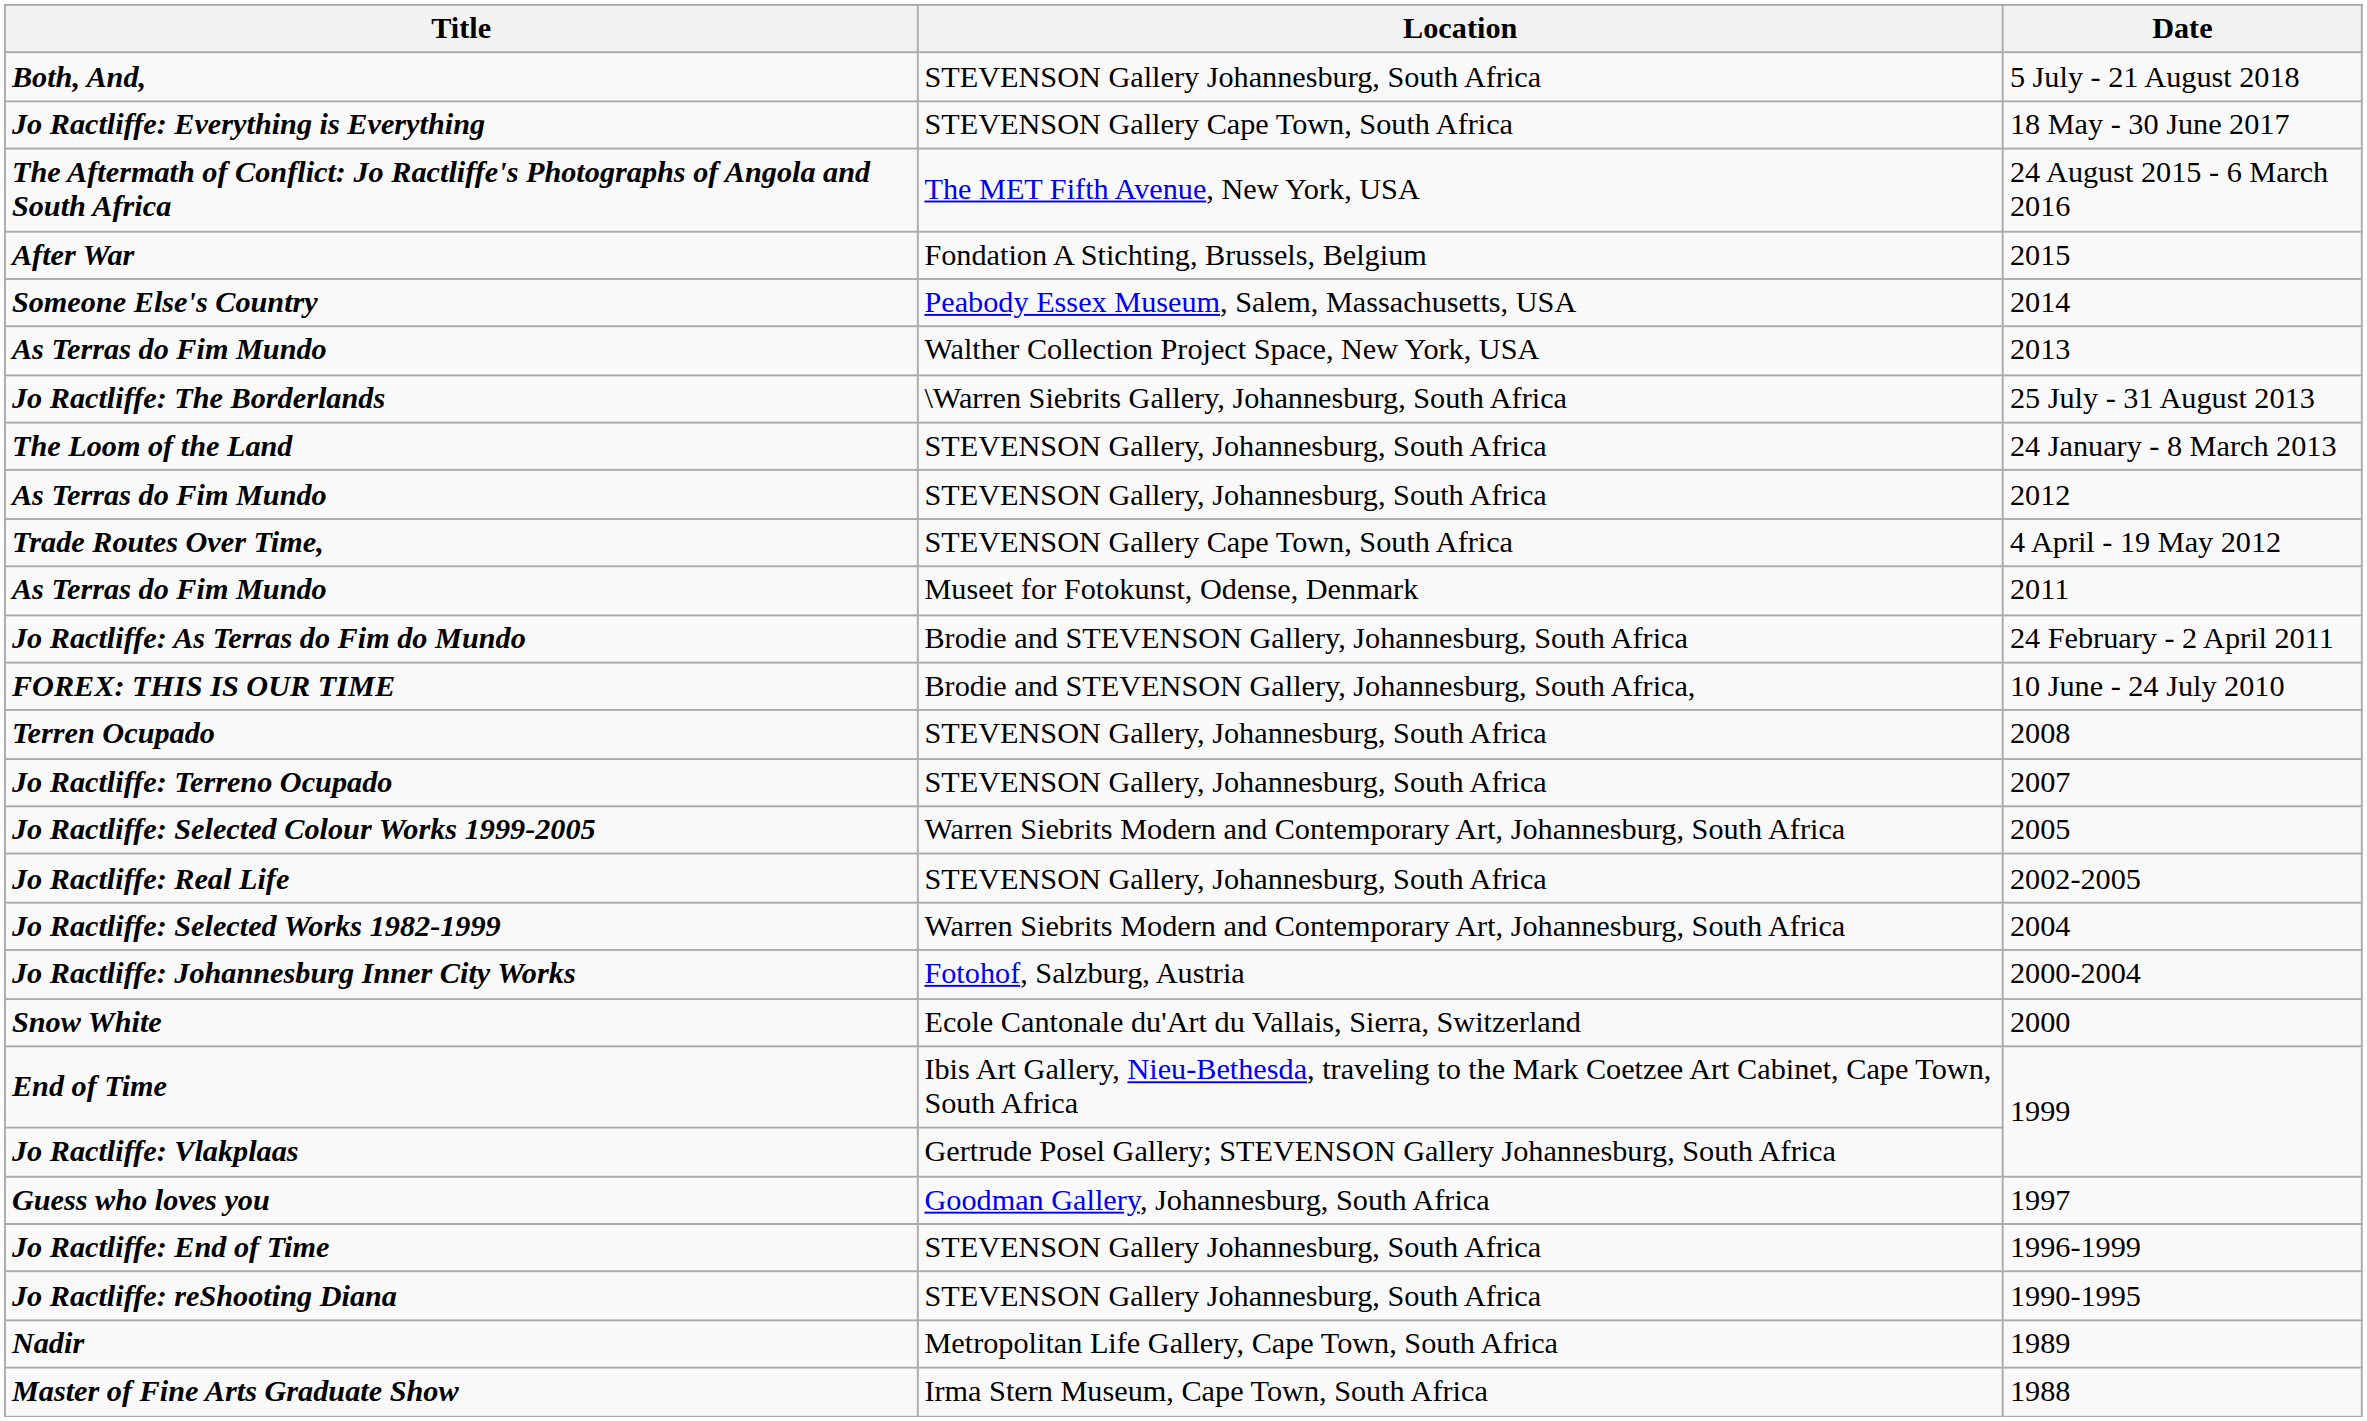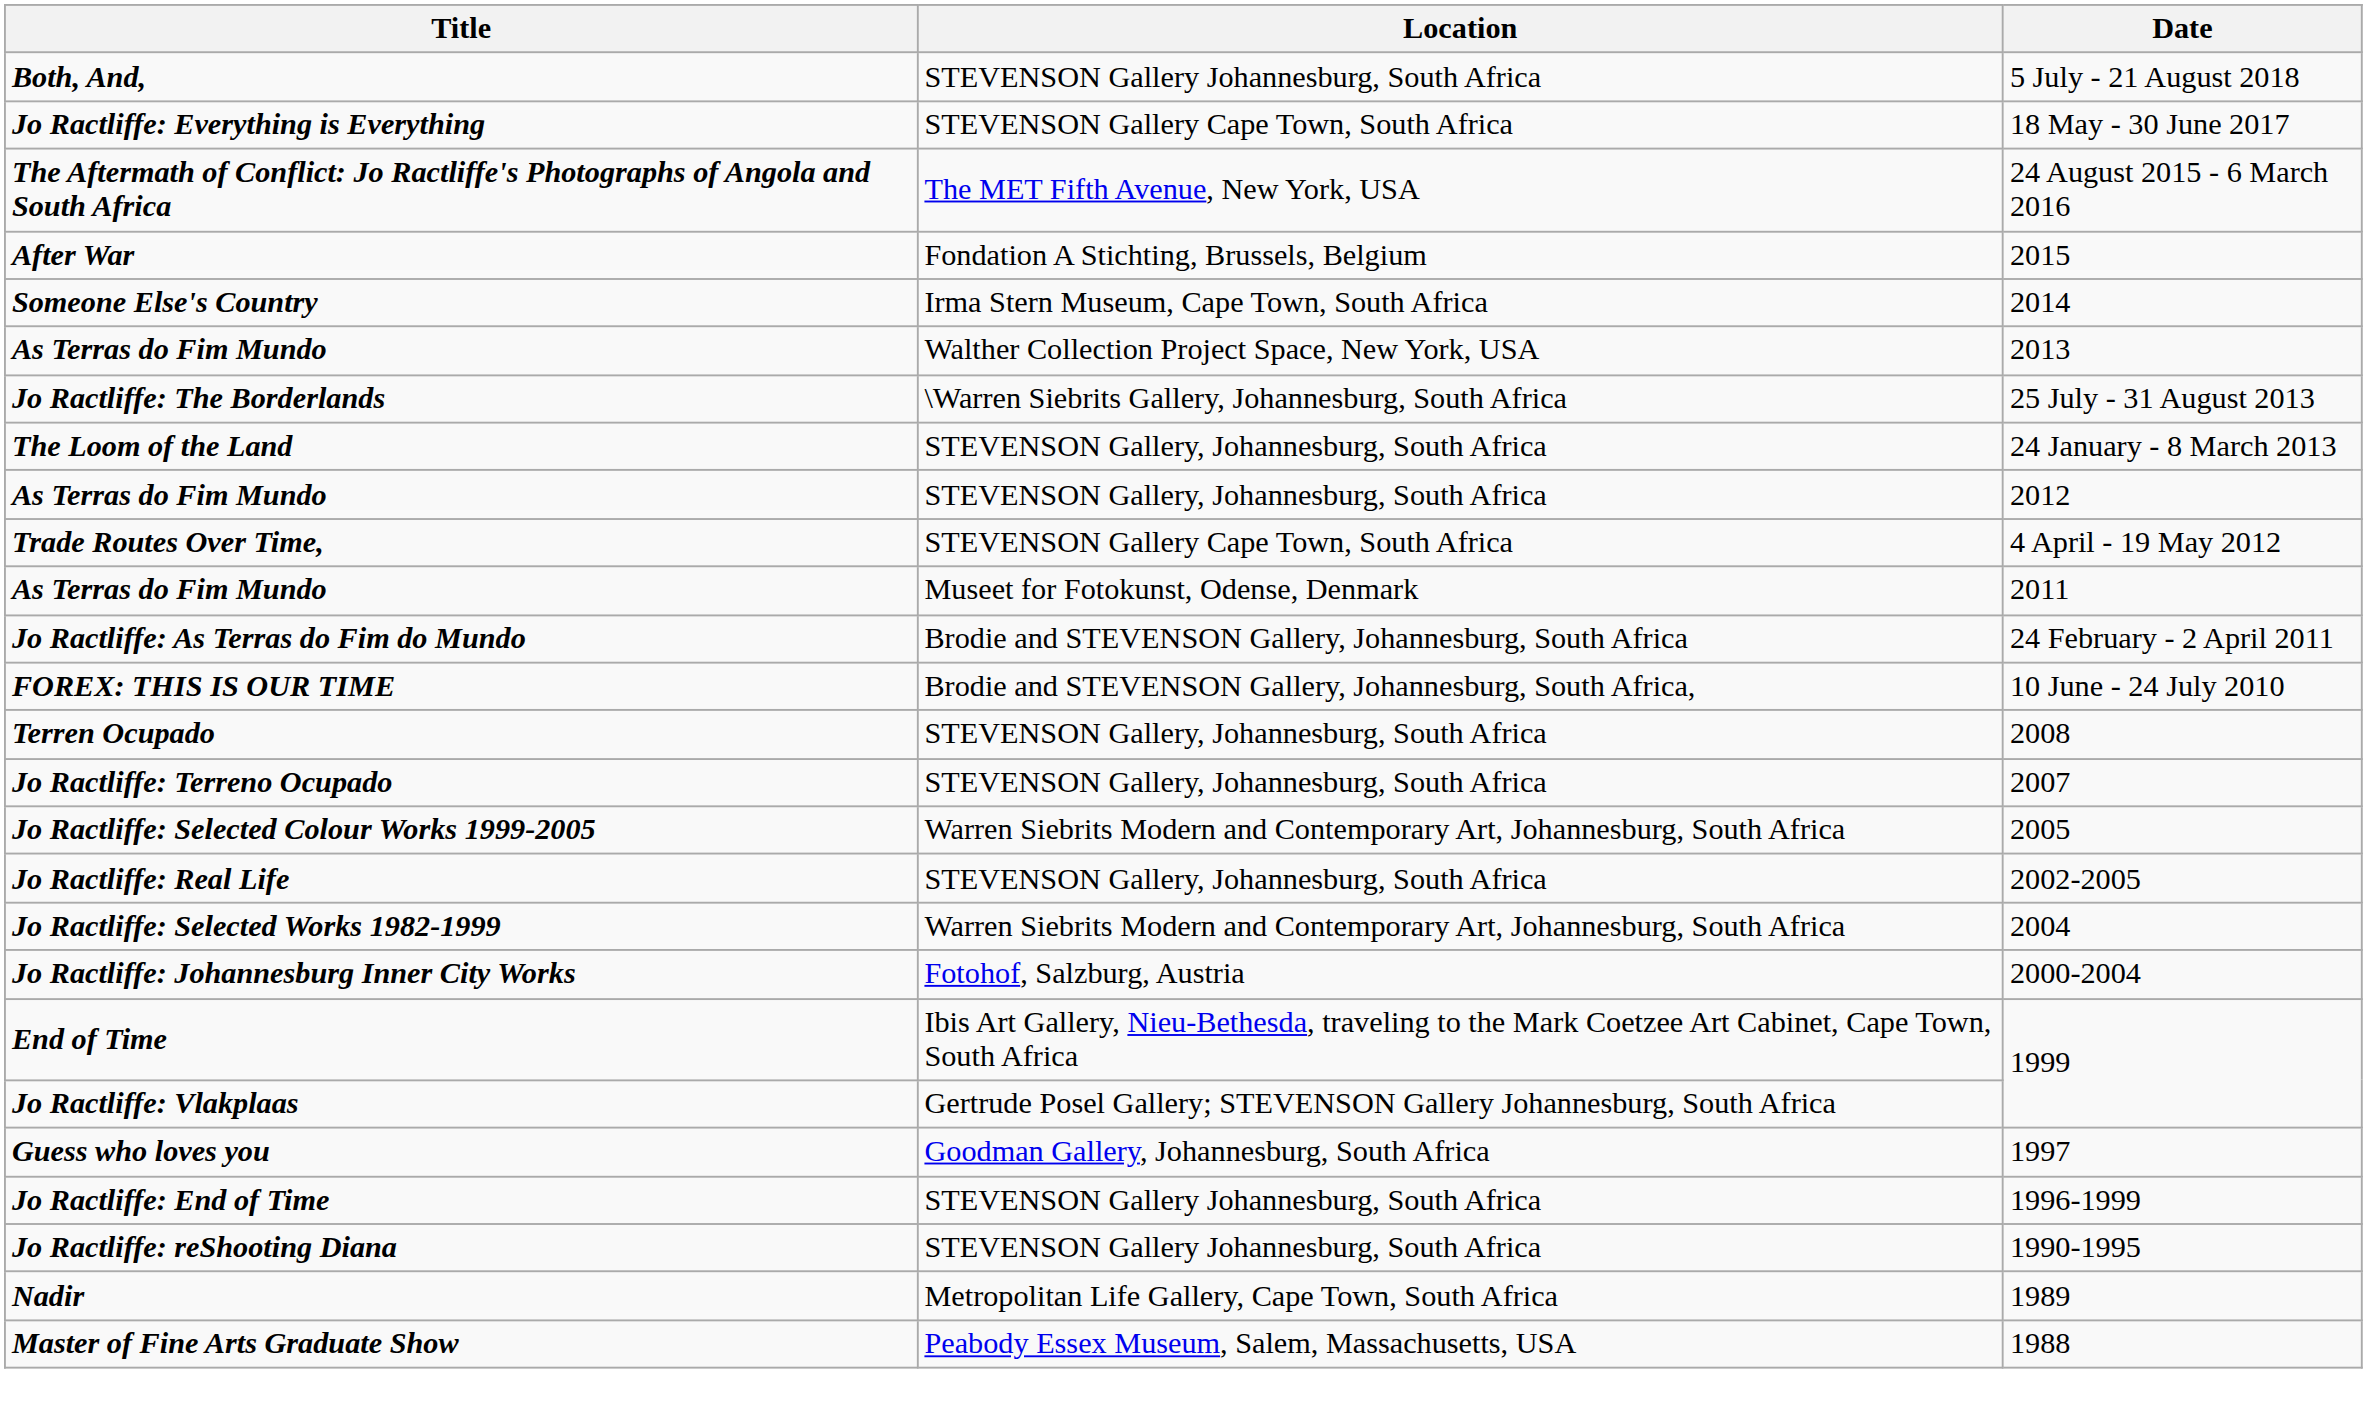(1250, 302) Peabody Essex Museum, Salem, Massachusetts, USA -> (1206, 302) Irma Stern Museum, Cape Town, South Africa
- row: (87, 1021)
(1206, 1391) Irma Stern Museum, Cape Town, South Africa -> (1250, 1343) Peabody Essex Museum, Salem, Massachusetts, USA
